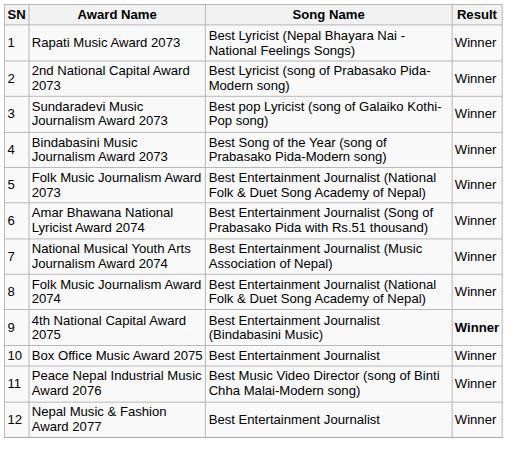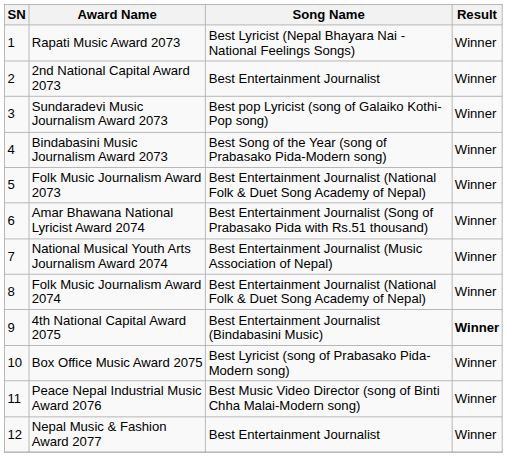(320, 78) Best Lyricist (song of Prabasako Pida-Modern song) -> (294, 78) Best Entertainment Journalist
(294, 355) Best Entertainment Journalist -> (320, 363) Best Lyricist (song of Prabasako Pida-Modern song)
